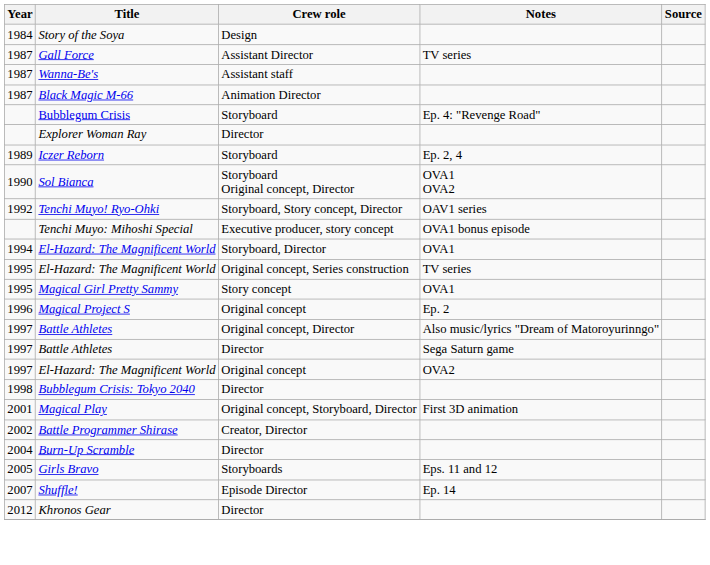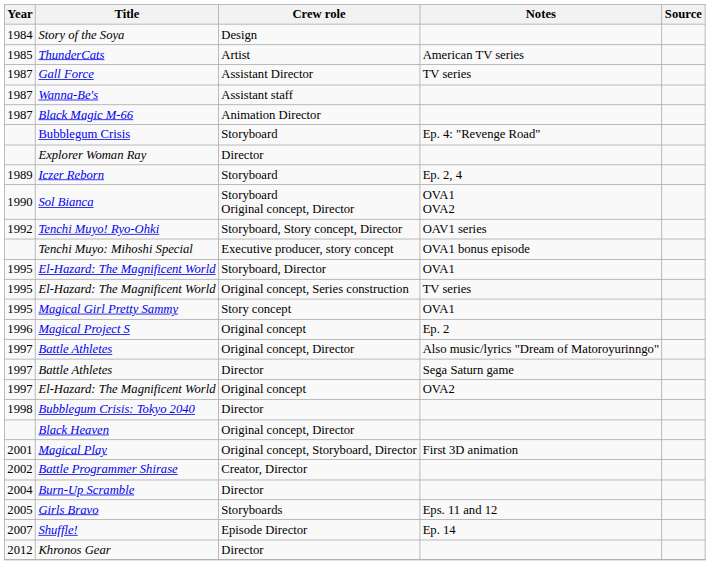+ row: (71, 54)
(20, 249) 1994 -> (20, 269) 1995
+ row: (74, 429)
